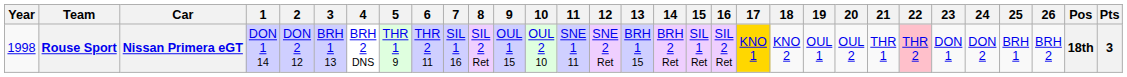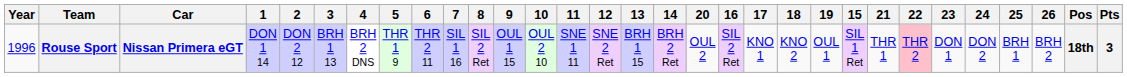columns swapped: (699, 14) <-> (851, 14)
(22, 48) 1998 -> (22, 48) 1996
(753, 48) gold background -> (760, 48) no background
